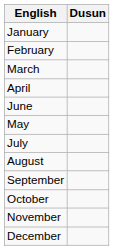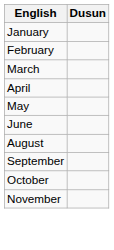rows swapped: (18, 124) <-> (20, 106)
- row: (17, 143)
- row: (34, 236)
